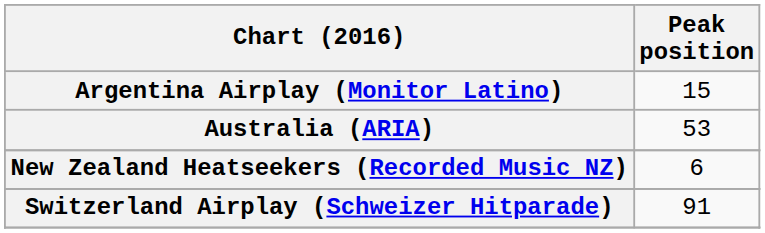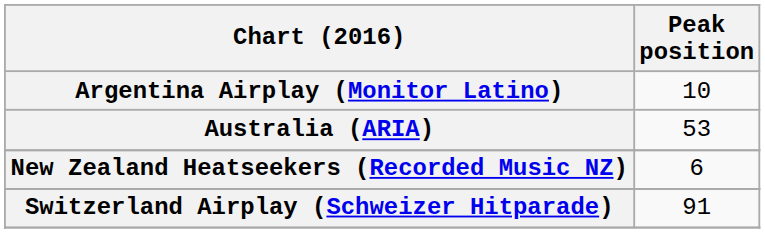(697, 91) 15 -> (697, 91) 10
